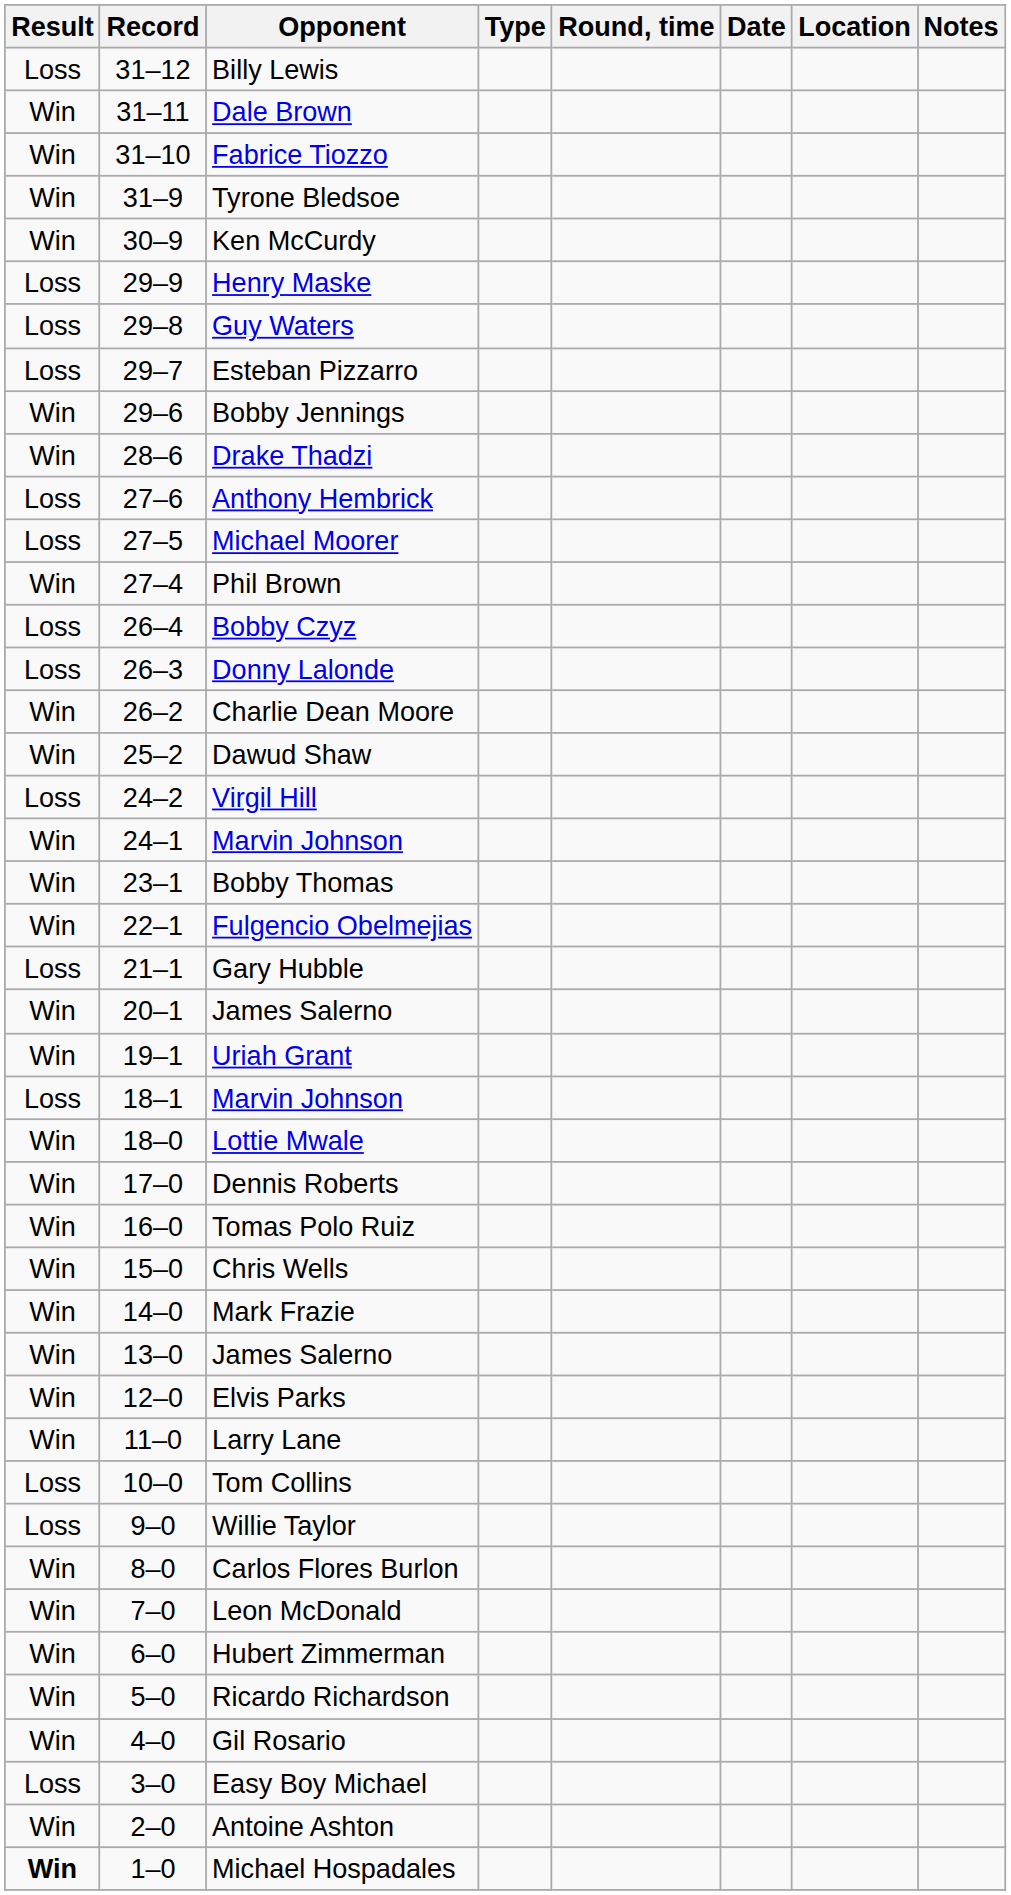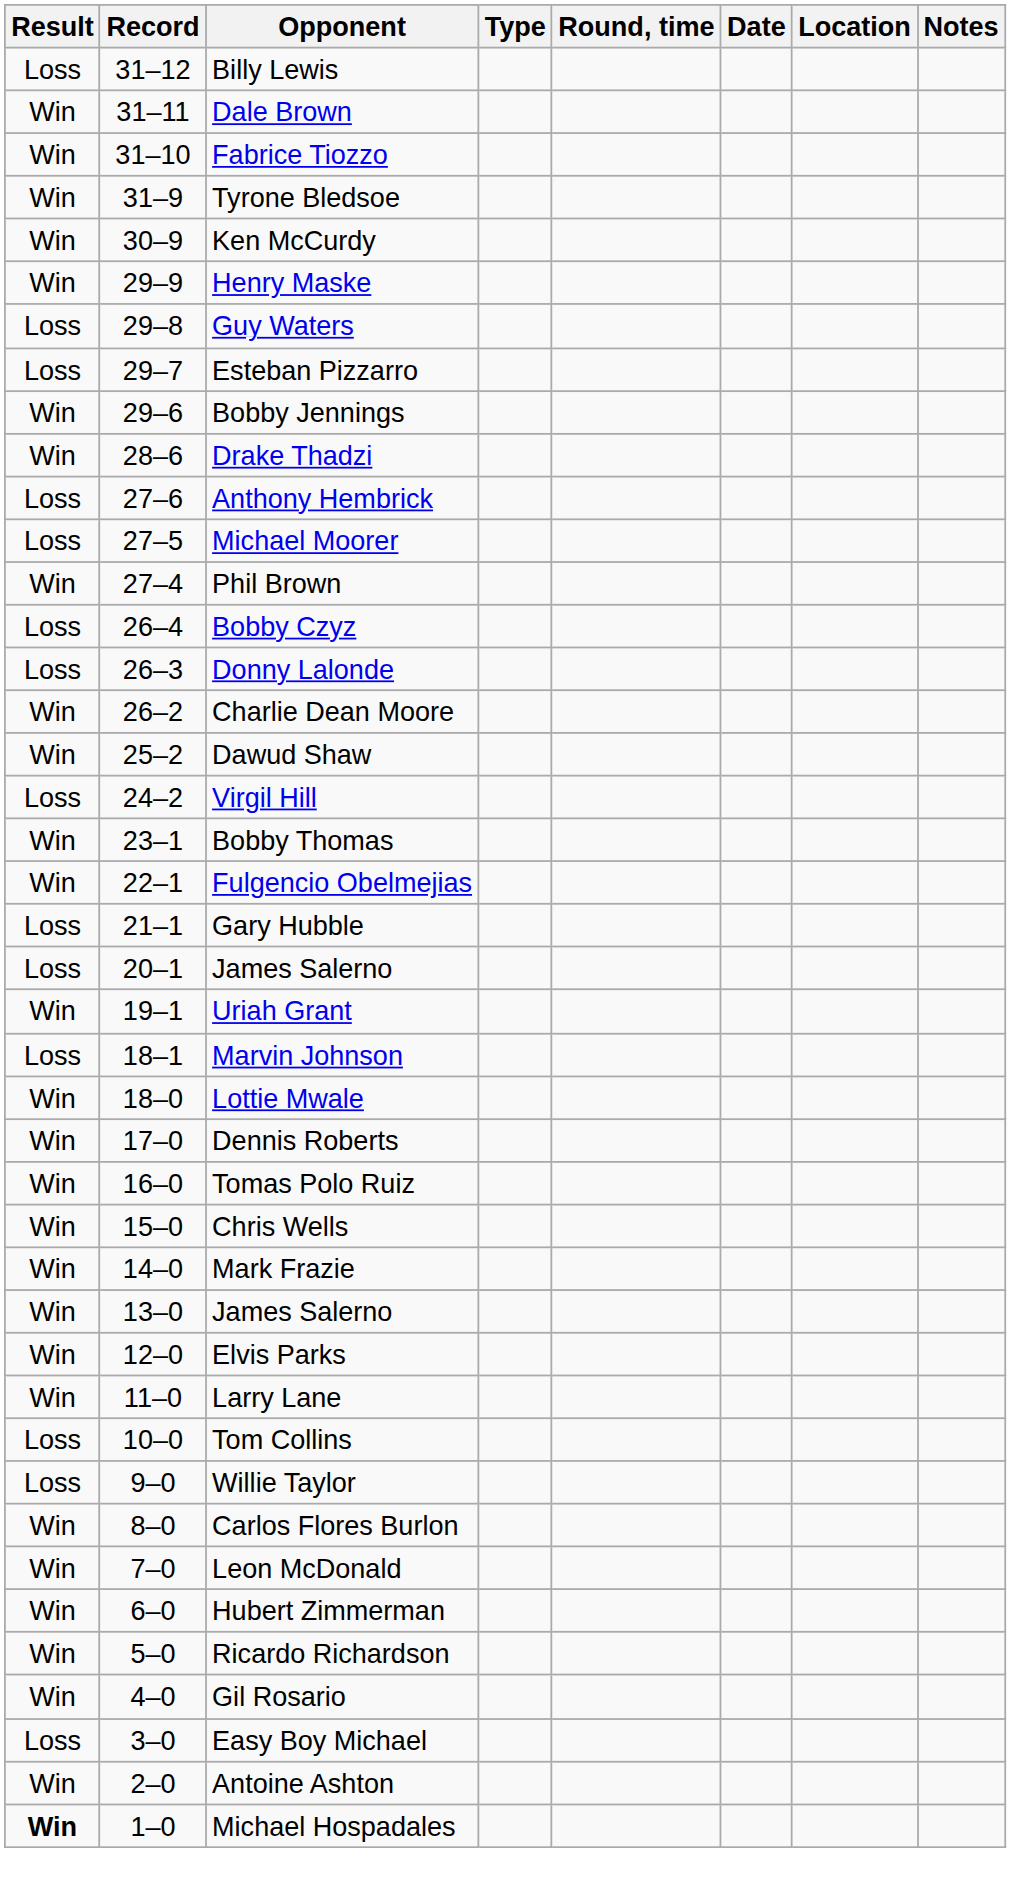(52, 283) Loss -> (52, 283) Win
- row: (153, 840)
(52, 1012) Win -> (52, 969) Loss
